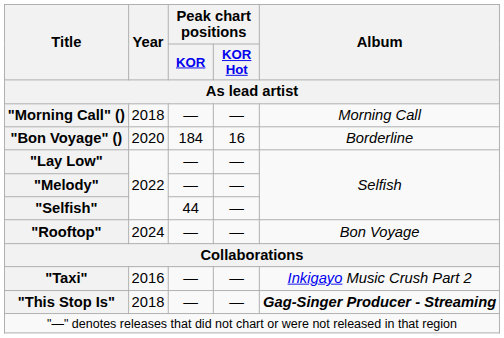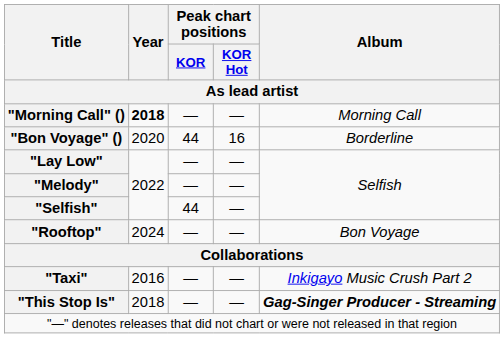(148, 115) normal -> (148, 115) bold
(191, 138) 184 -> (191, 138) 44
